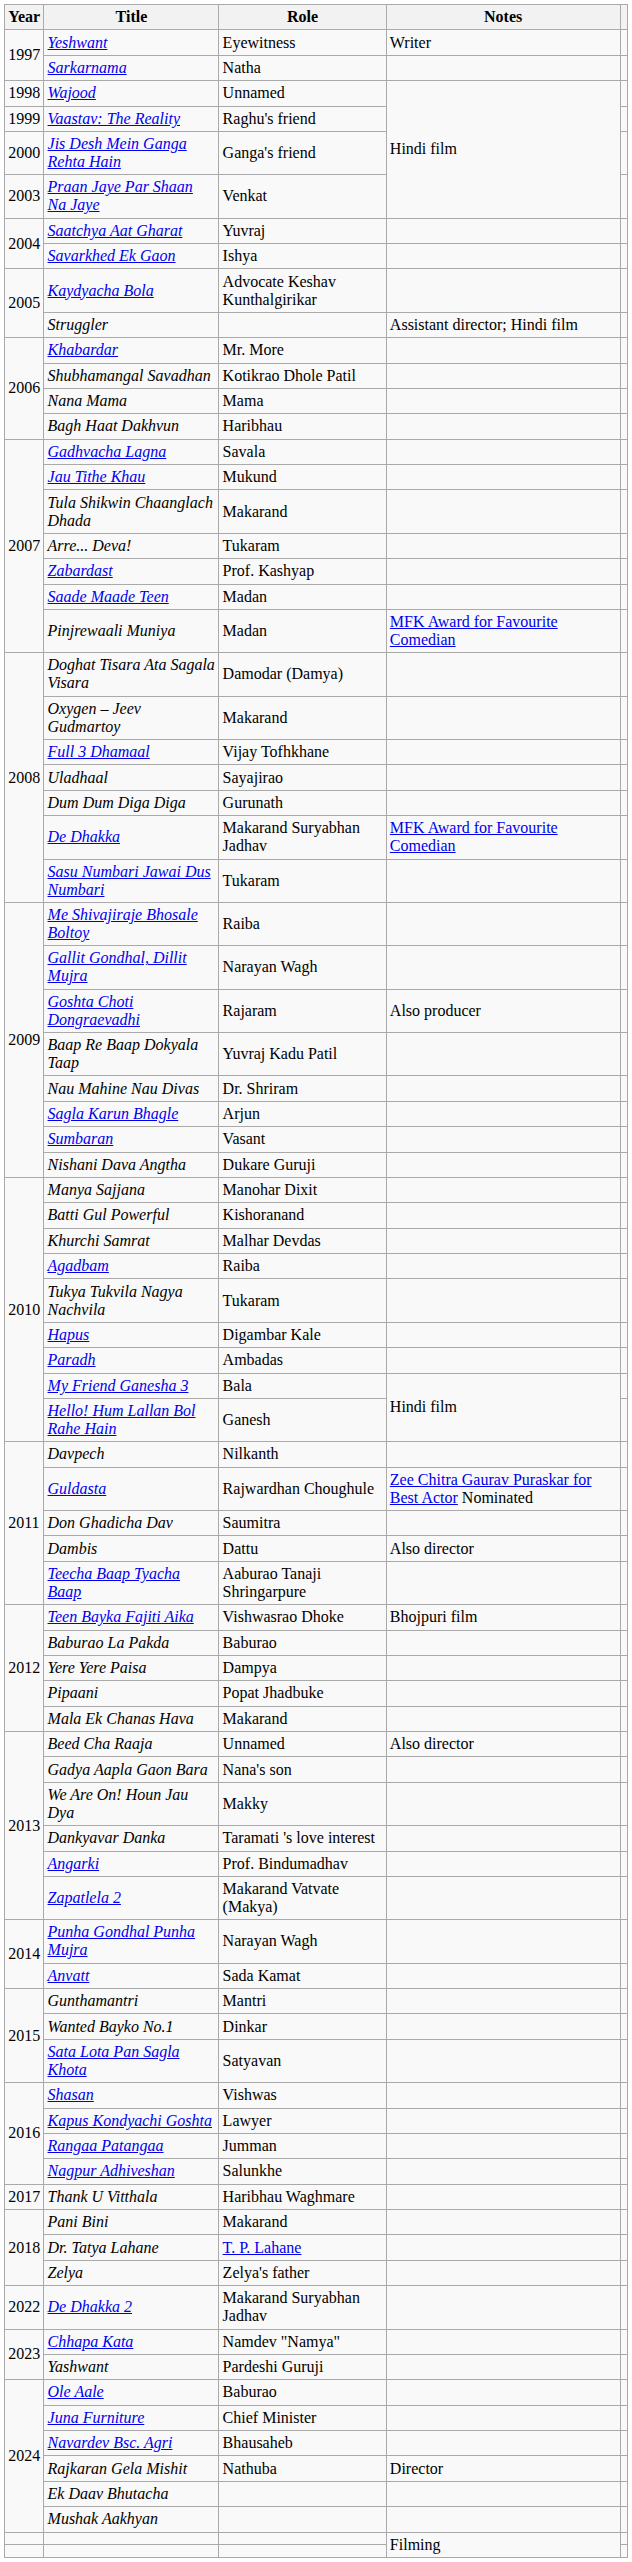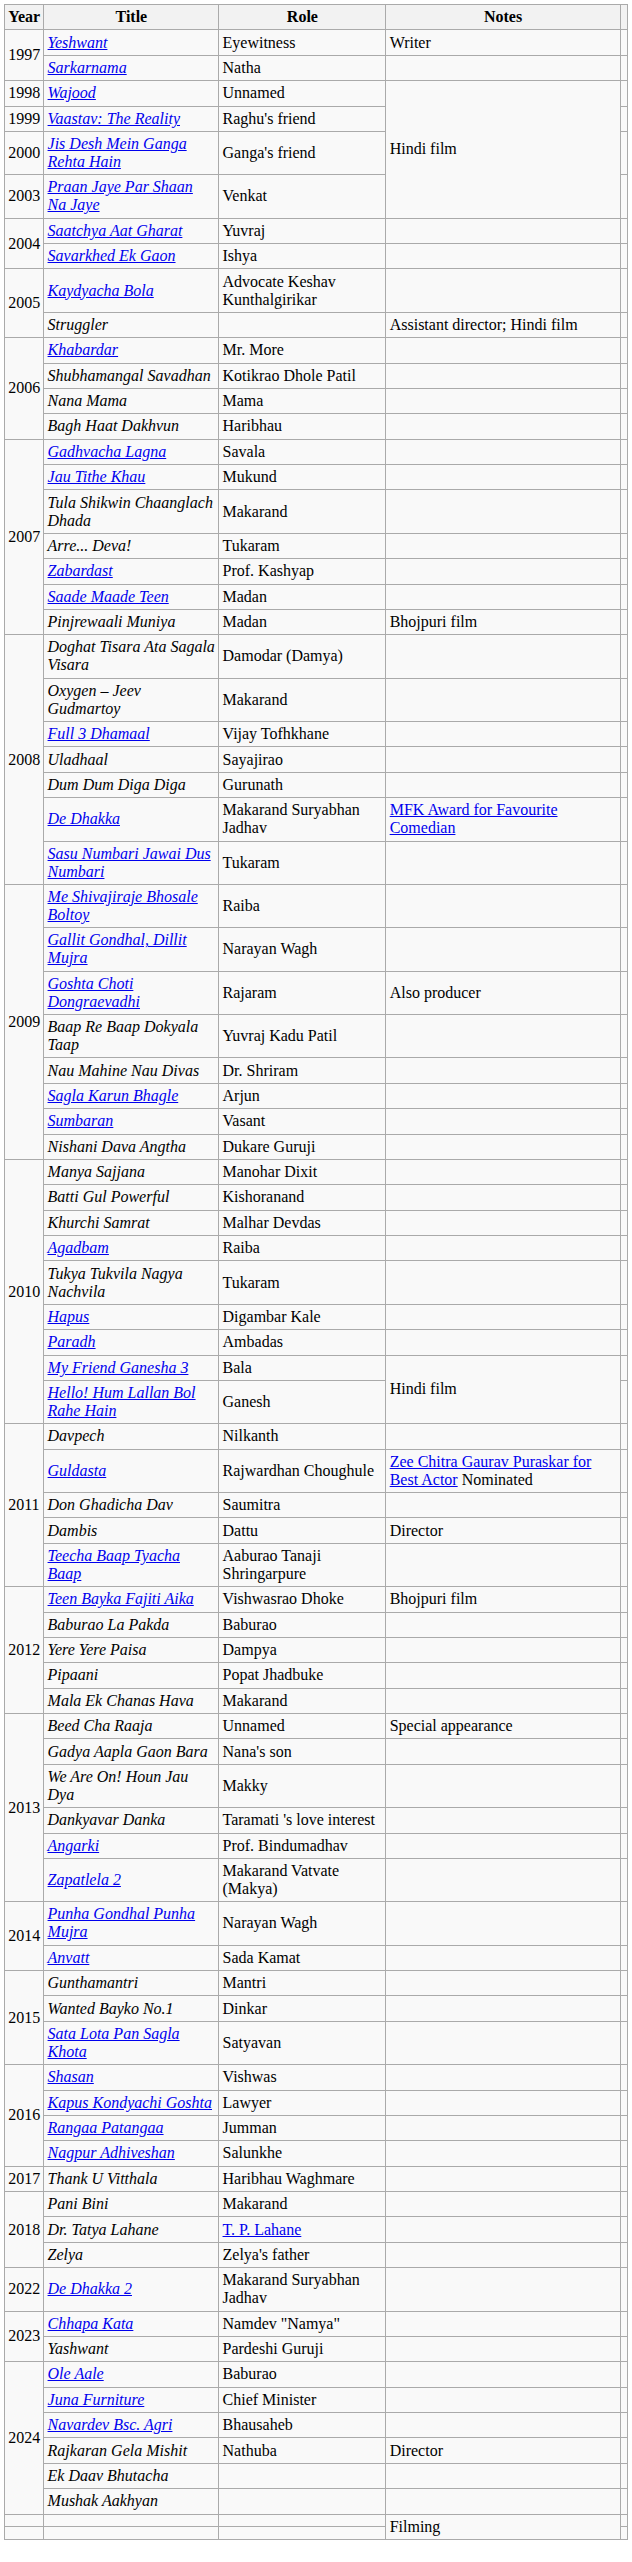(474, 631) MFK Award for Favourite Comedian -> (433, 622) Bhojpuri film
(432, 1548) Also director -> (416, 1530) Director
(432, 1744) Also director -> (451, 1726) Special appearance
